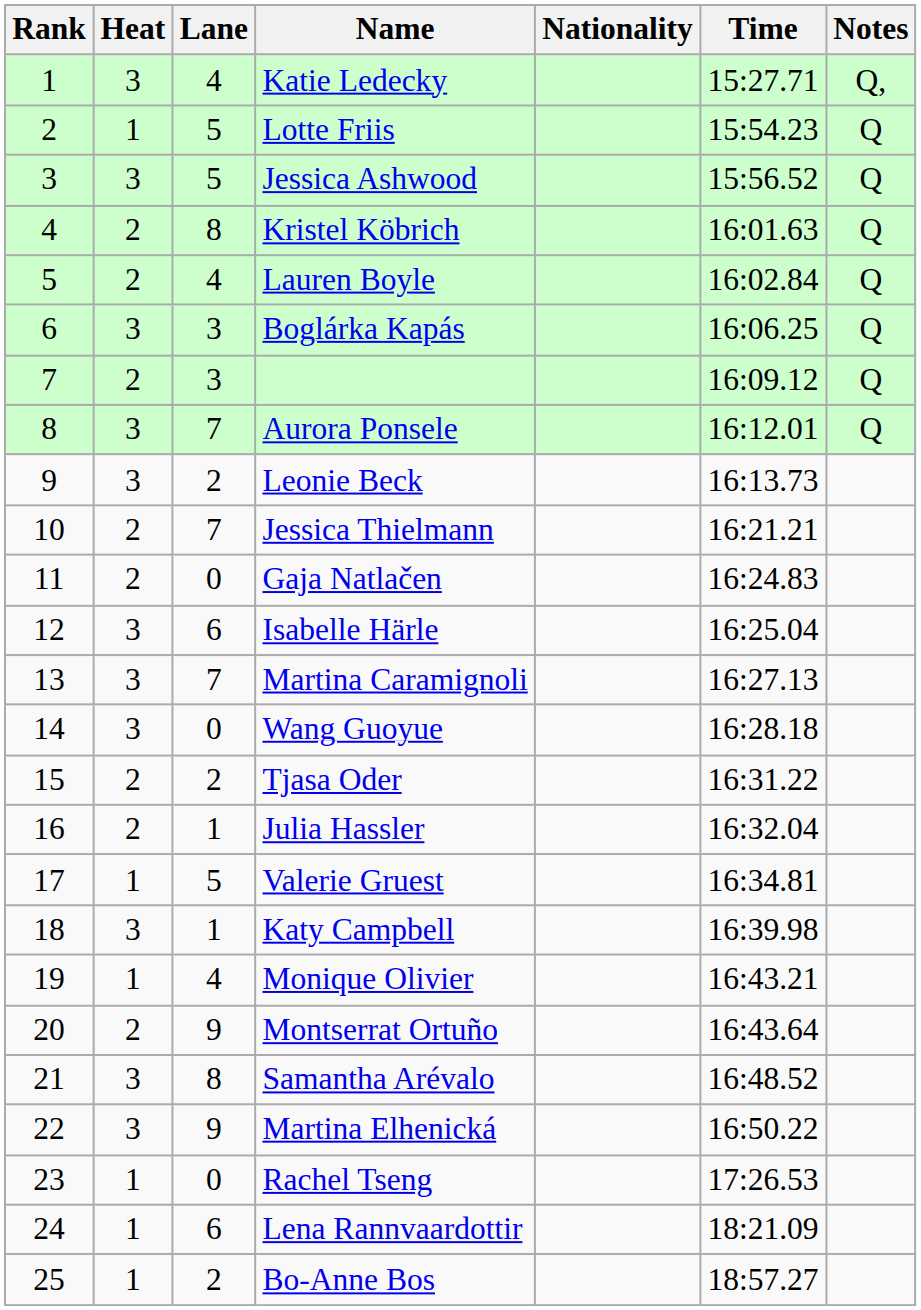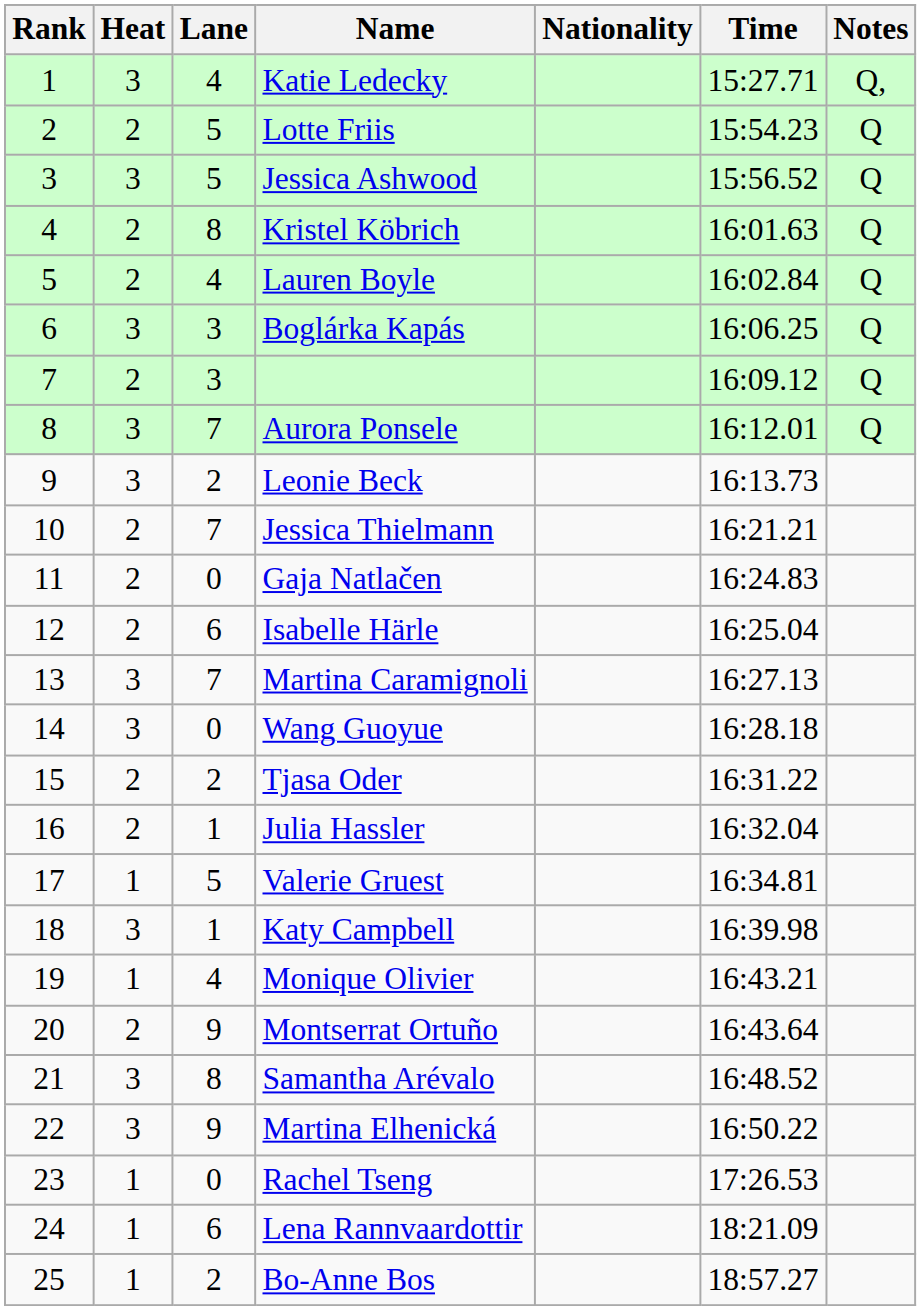(133, 129) 1 -> (133, 129) 2
(133, 629) 3 -> (133, 629) 2
